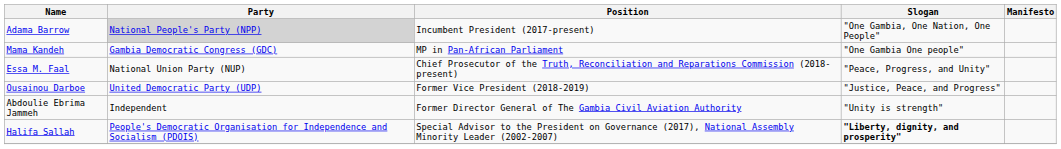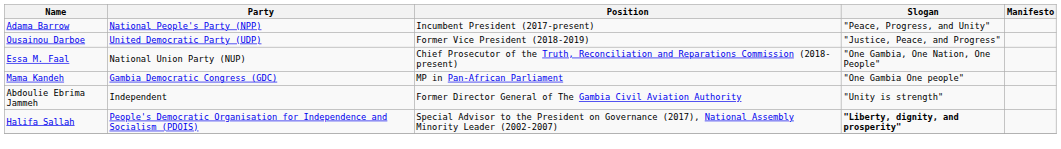(185, 31) lightgrey background -> (185, 26) no background
(917, 31) "One Gambia, One Nation, One People" -> (917, 26) "Peace, Progress, and Unity"
rows swapped: (46, 88) <-> (35, 50)
(917, 69) "Peace, Progress, and Unity" -> (917, 59) "One Gambia, One Nation, One People"
